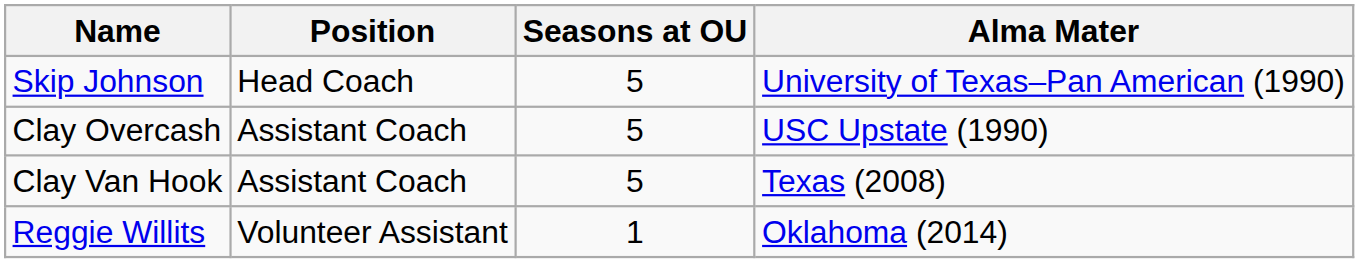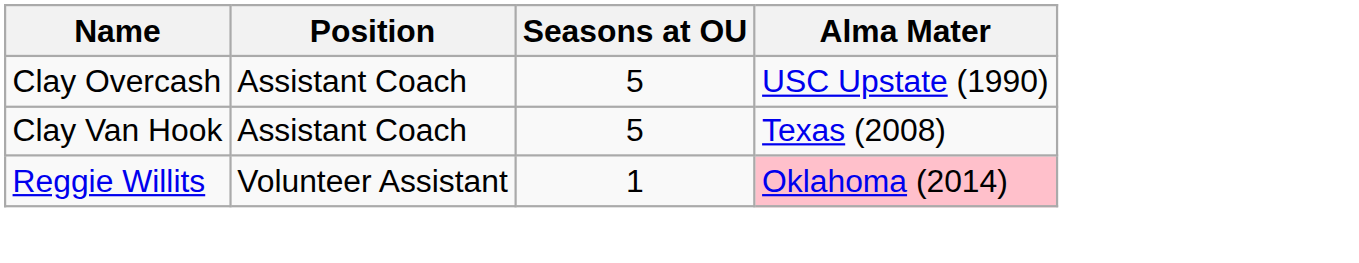- row: (108, 81)
(885, 232) no background -> (885, 181) pink background
